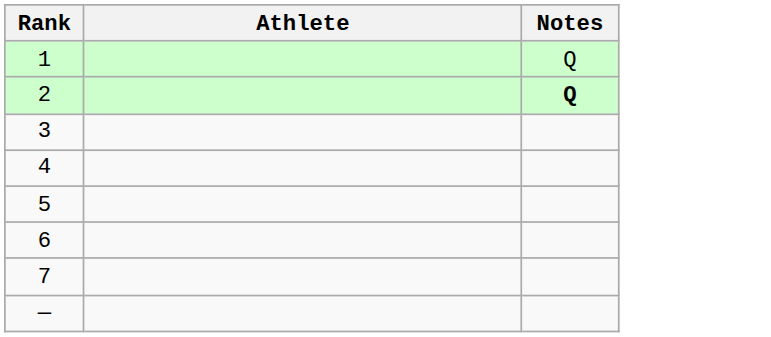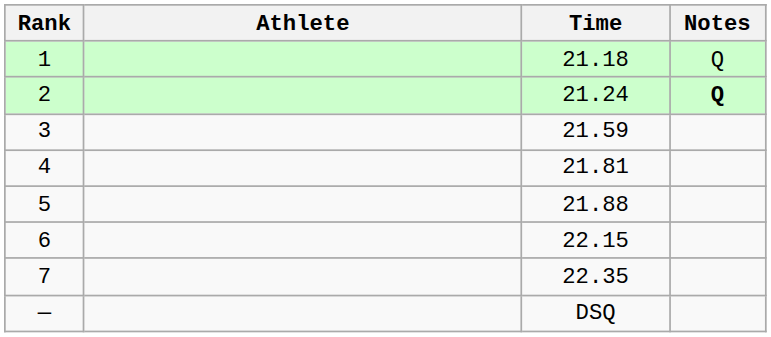+ column: (596, 23)
